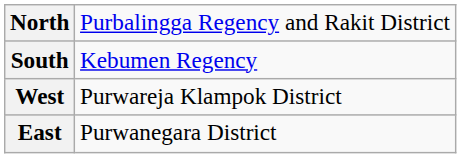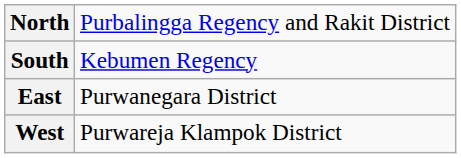rows swapped: (40, 96) <-> (40, 133)
